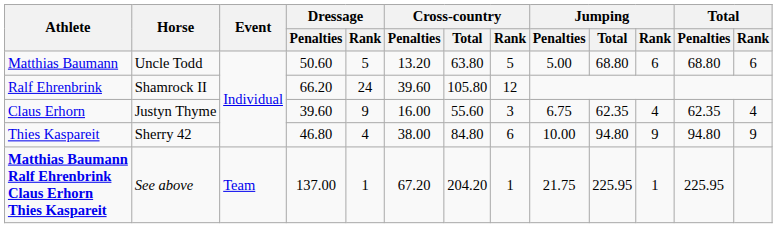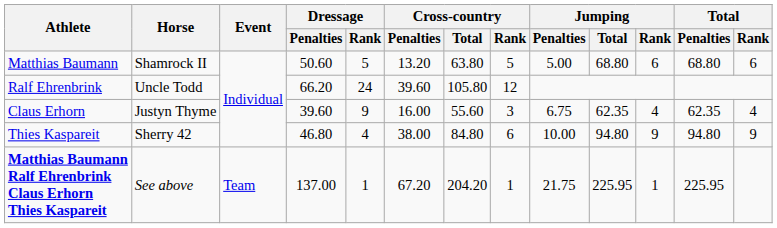(169, 63) Uncle Todd -> (171, 63) Shamrock II
(171, 87) Shamrock II -> (169, 87) Uncle Todd
